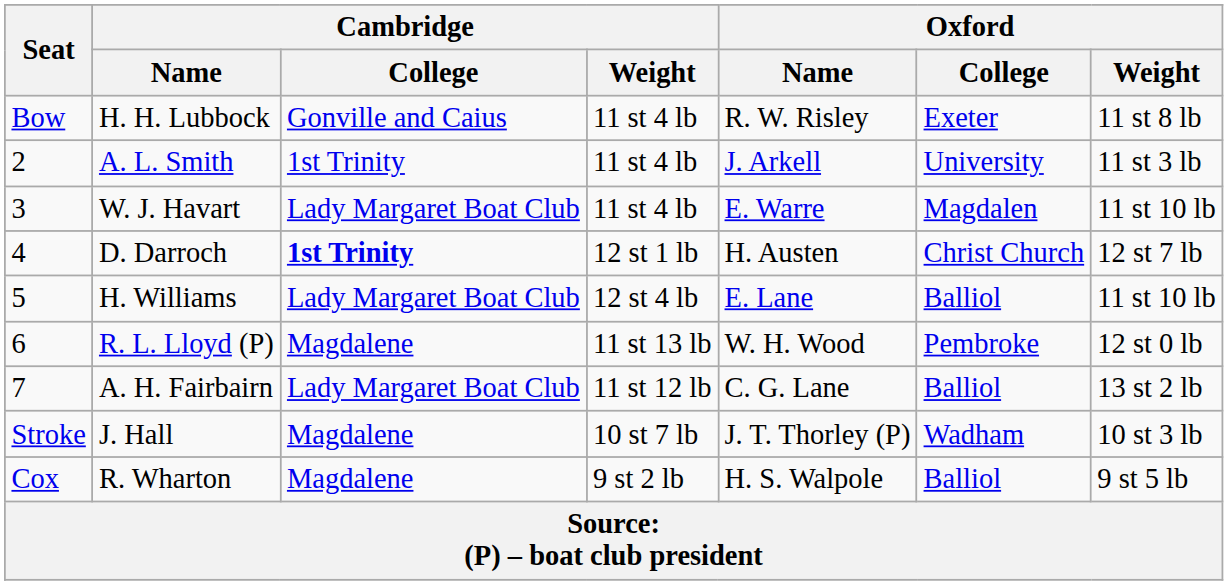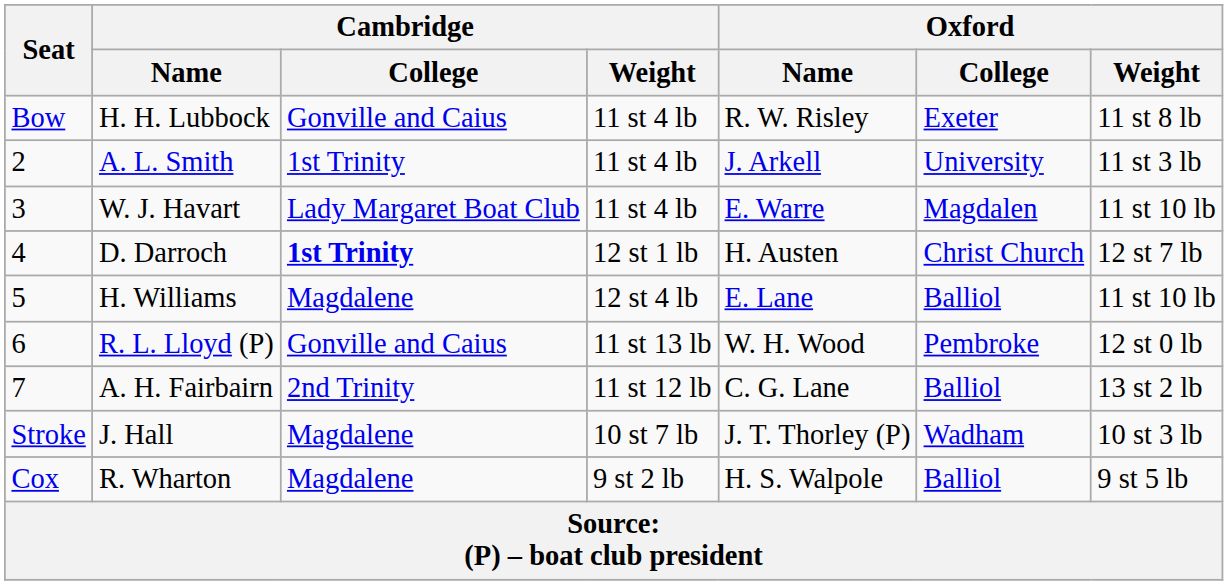(433, 298) Lady Margaret Boat Club -> (350, 298) Magdalene
(350, 343) Magdalene -> (397, 343) Gonville and Caius
(433, 388) Lady Margaret Boat Club -> (351, 388) 2nd Trinity
